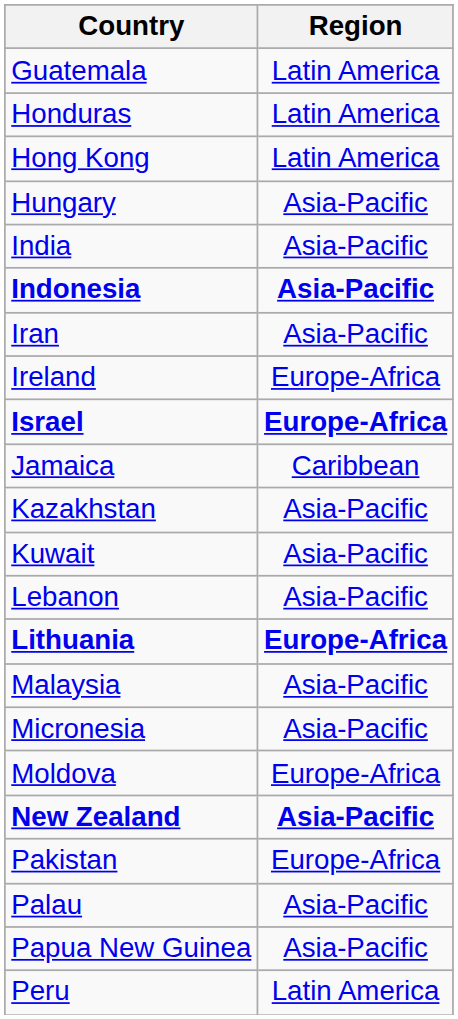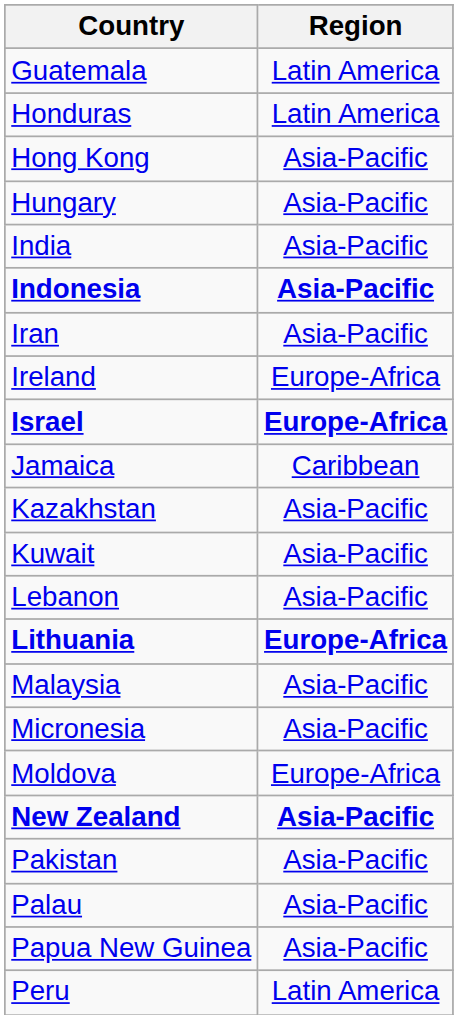(356, 158) Latin America -> (356, 158) Asia-Pacific
(356, 860) Europe-Africa -> (356, 860) Asia-Pacific
